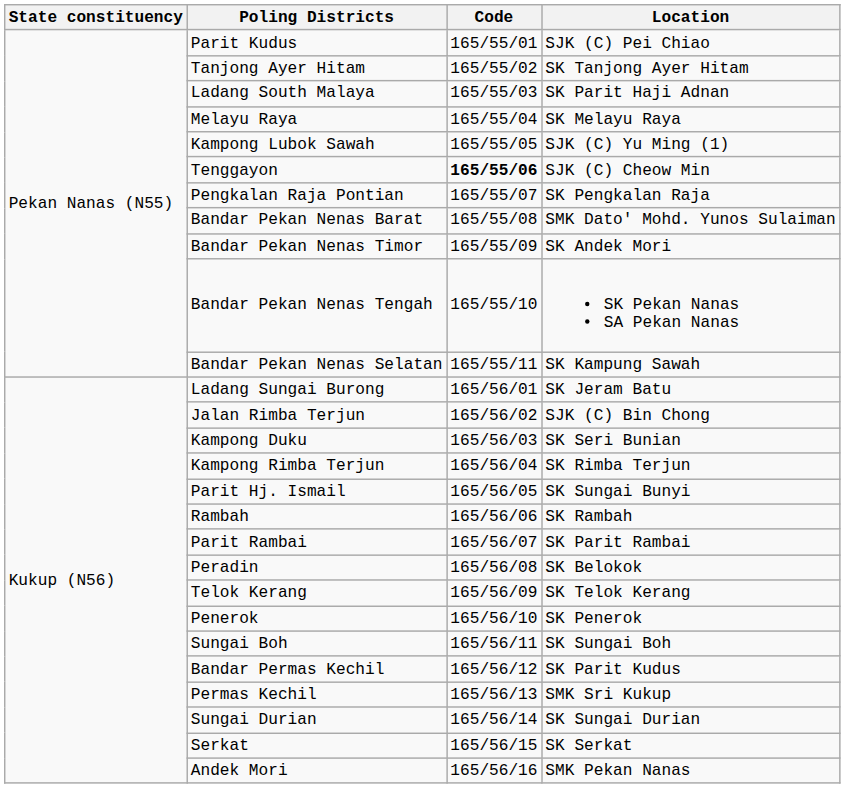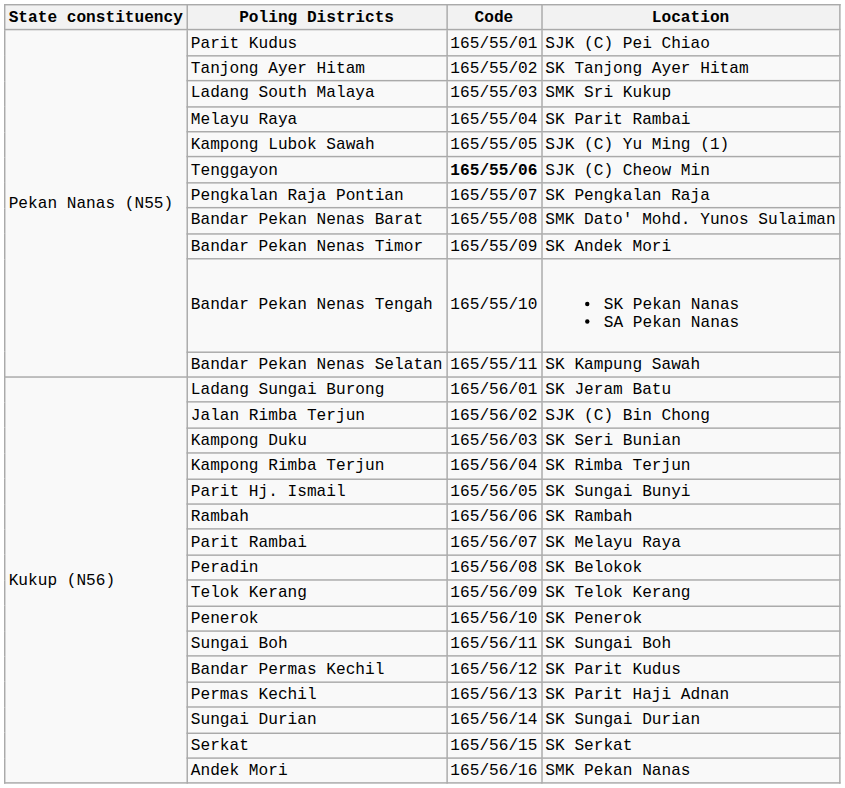(637, 94) SK Parit Haji Adnan -> (608, 94) SMK Sri Kukup
(613, 119) SK Melayu Raya -> (618, 119) SK Parit Rambai
(618, 542) SK Parit Rambai -> (613, 542) SK Melayu Raya
(608, 695) SMK Sri Kukup -> (637, 695) SK Parit Haji Adnan
